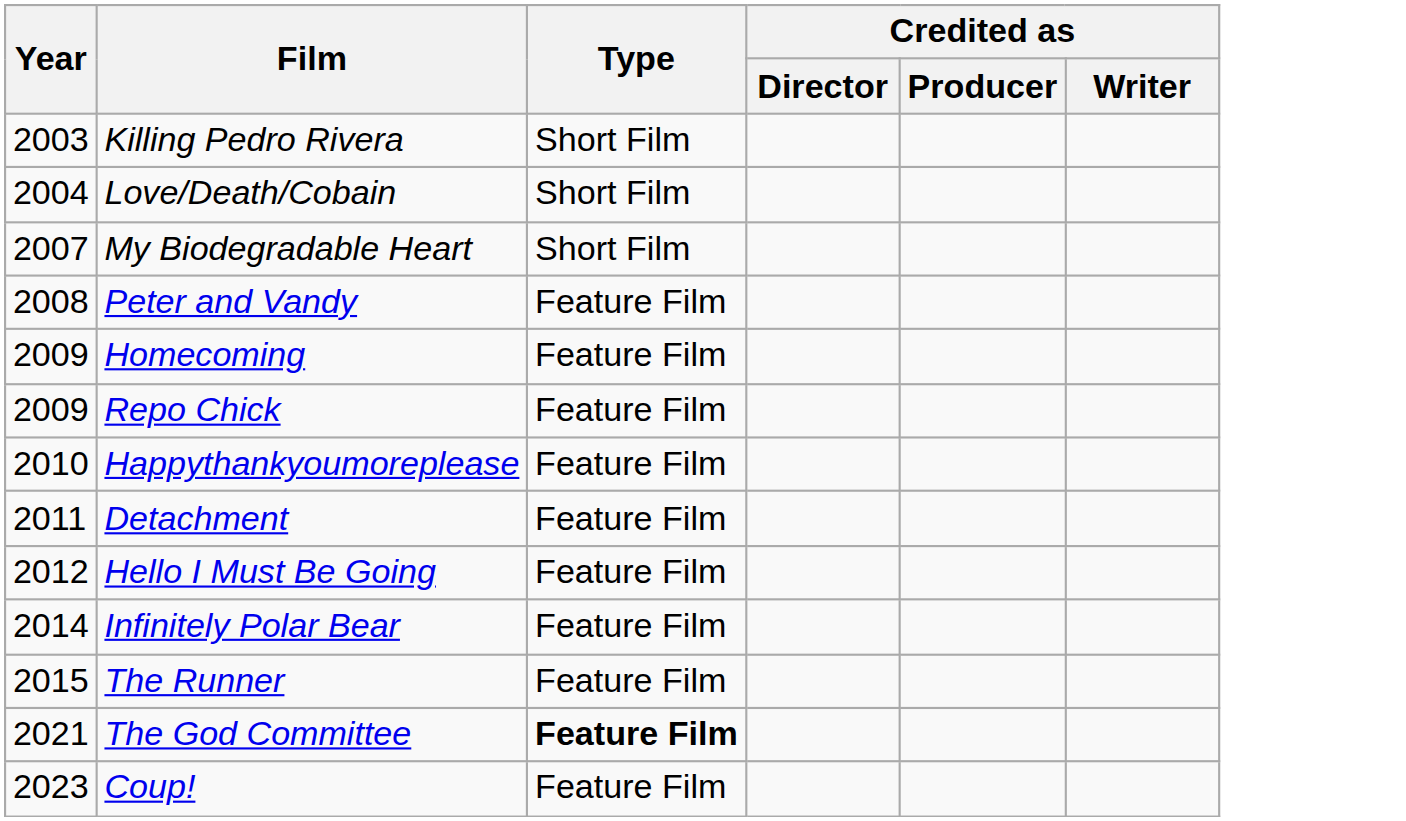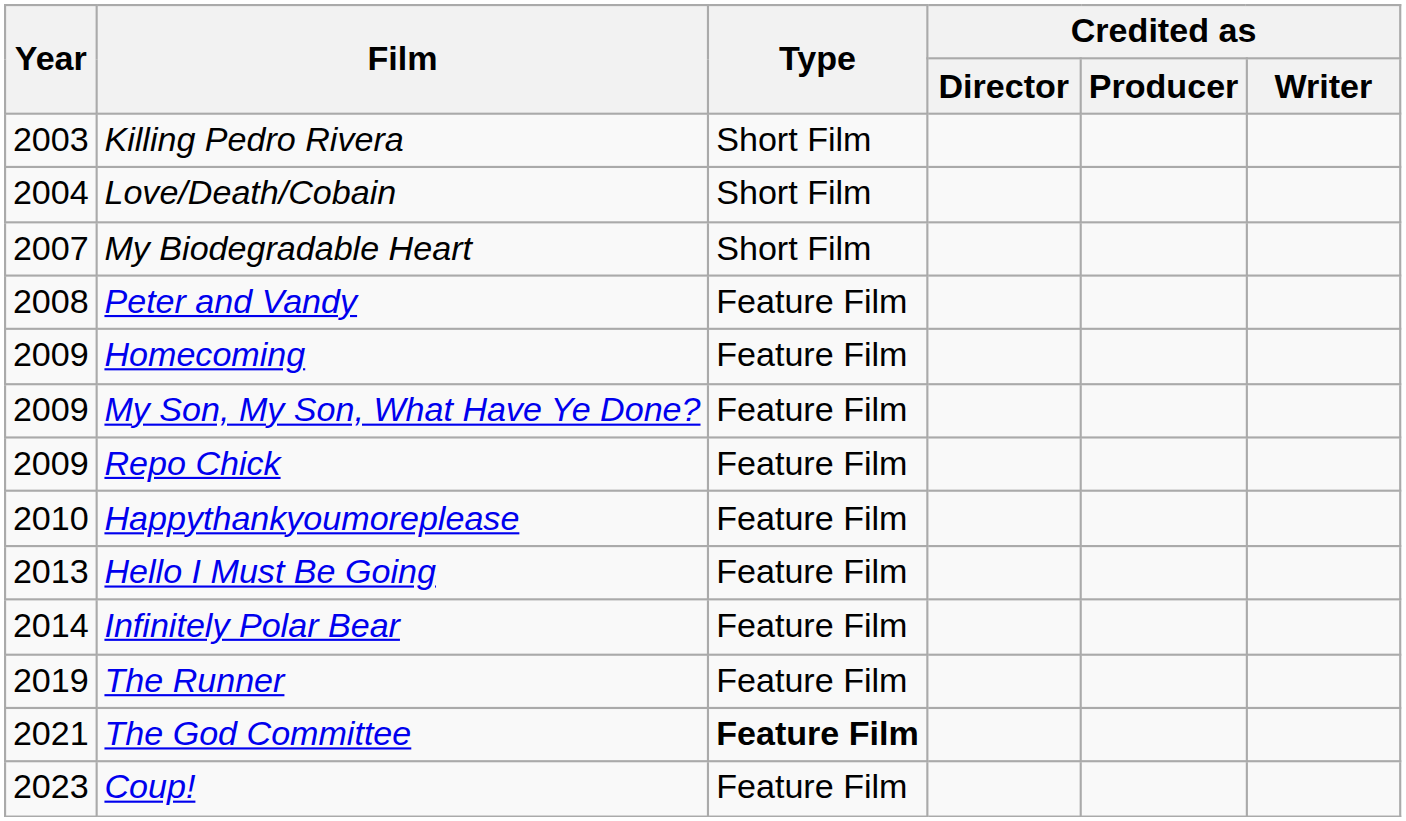+ row: (402, 409)
- row: (196, 517)
(51, 572) 2012 -> (51, 572) 2013
(51, 680) 2015 -> (51, 680) 2019
